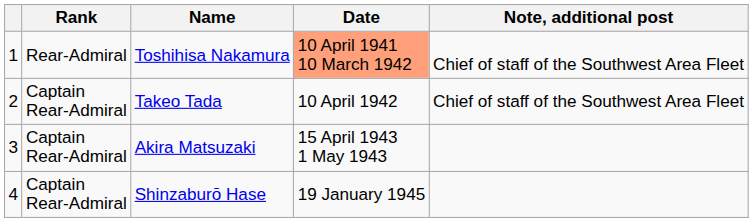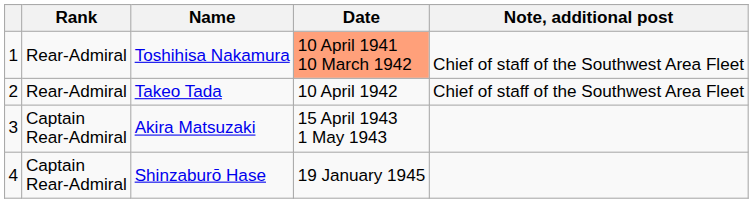(76, 101) Captain Rear-Admiral -> (76, 91) Rear-Admiral
